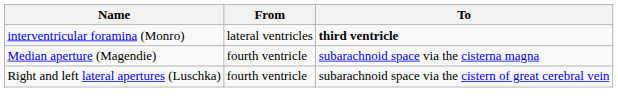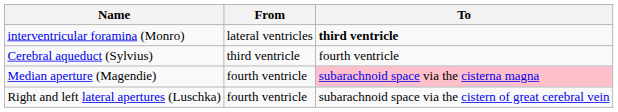+ row: (80, 55)
(429, 55) no background -> (429, 76) pink background
